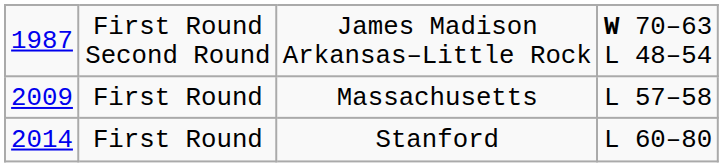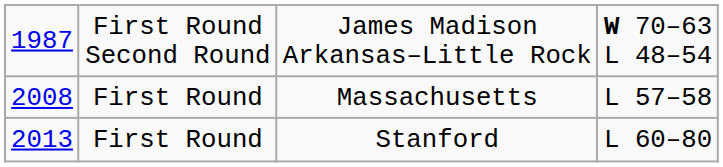(42, 98) 2009 -> (42, 98) 2008
(42, 140) 2014 -> (42, 140) 2013
